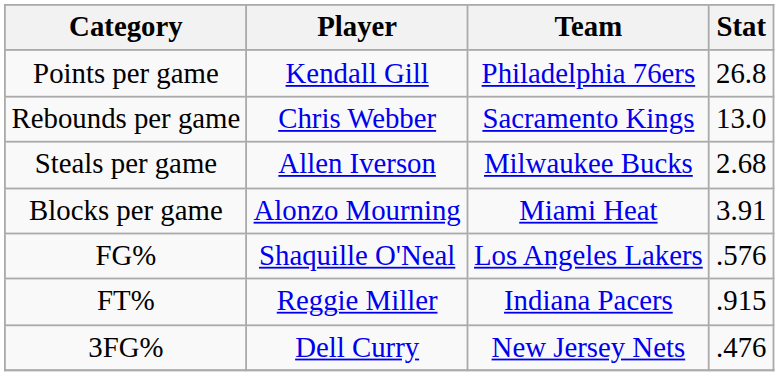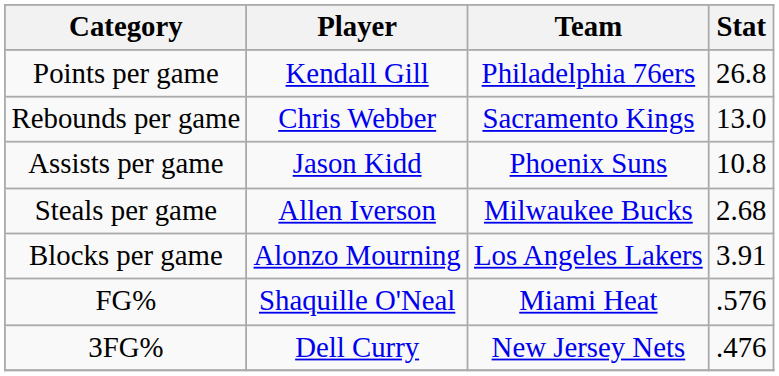+ row: (126, 164)
(588, 210) Miami Heat -> (588, 255) Los Angeles Lakers
(588, 255) Los Angeles Lakers -> (588, 301) Miami Heat
- row: (126, 301)
